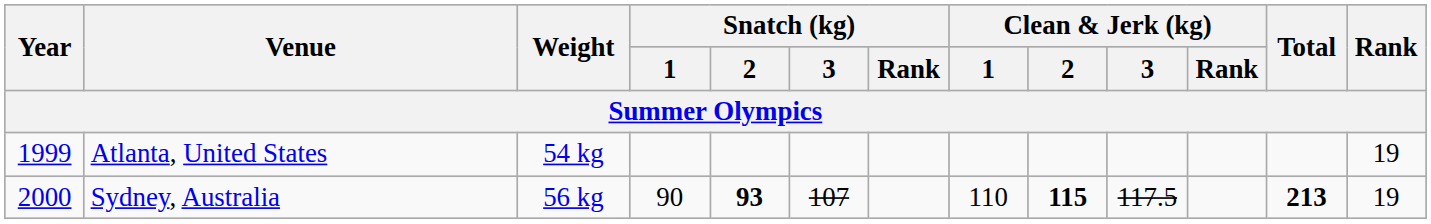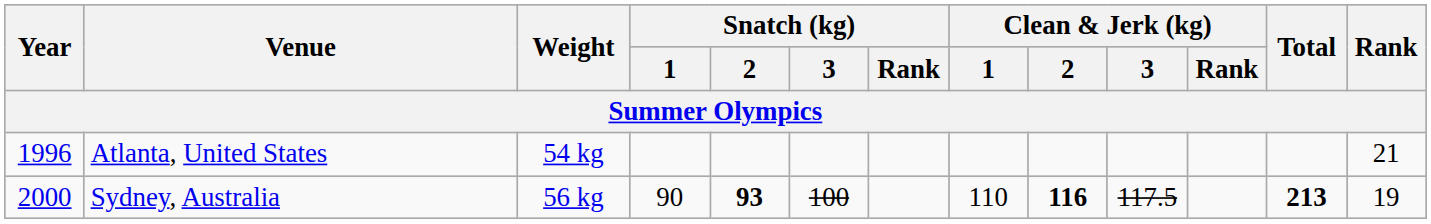(45, 153) 1999 -> (45, 153) 1996
(1386, 153) 19 -> (1386, 153) 21
(829, 196) 107 -> (829, 196) 100
(1068, 196) 115 -> (1068, 196) 116
